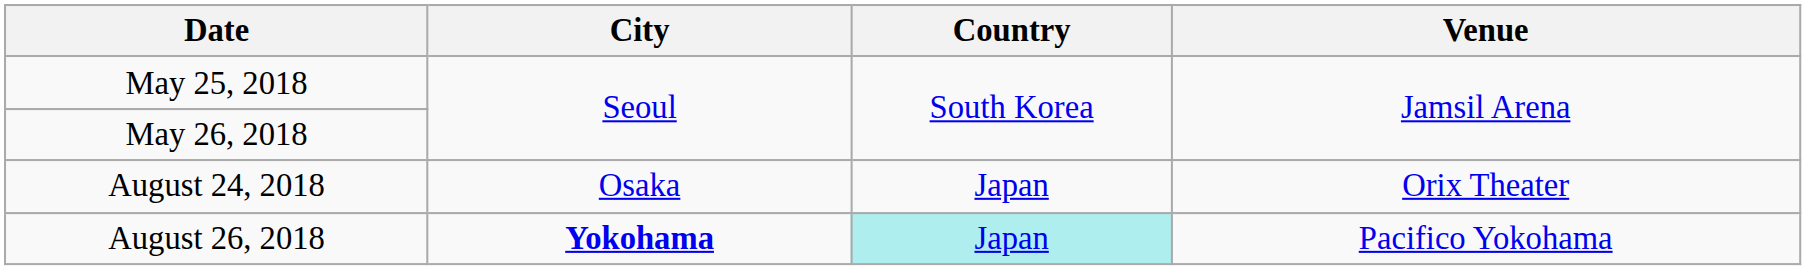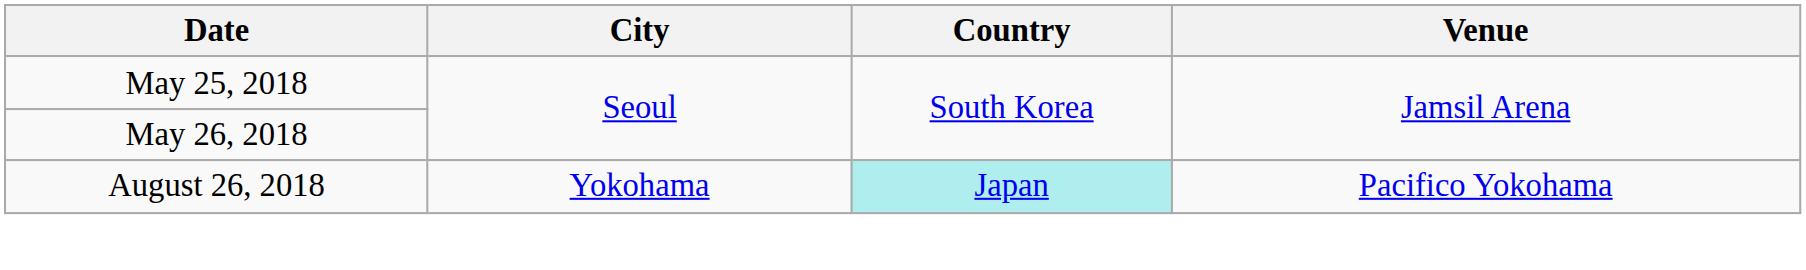- row: (217, 185)
(640, 237) bold -> (640, 185) normal
